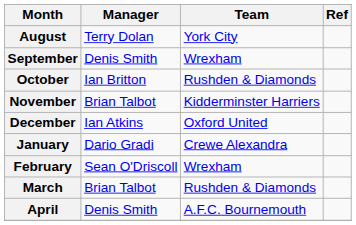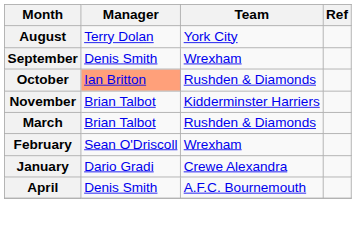(115, 79) no background -> (115, 79) lightsalmon background
- row: (43, 123)
rows swapped: (43, 144) <-> (43, 187)
